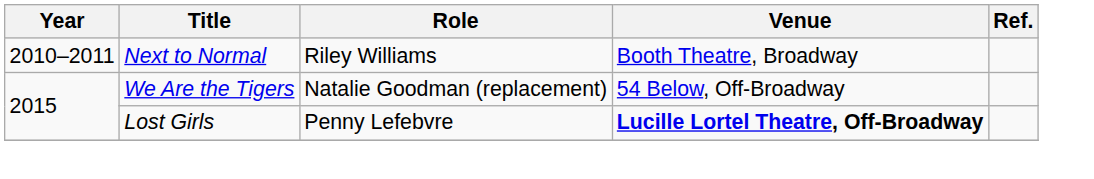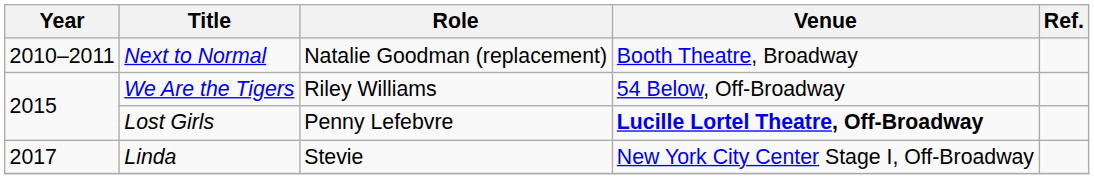(370, 55) Riley Williams -> (456, 55) Natalie Goodman (replacement)
(456, 88) Natalie Goodman (replacement) -> (370, 88) Riley Williams
+ row: (150, 156)
